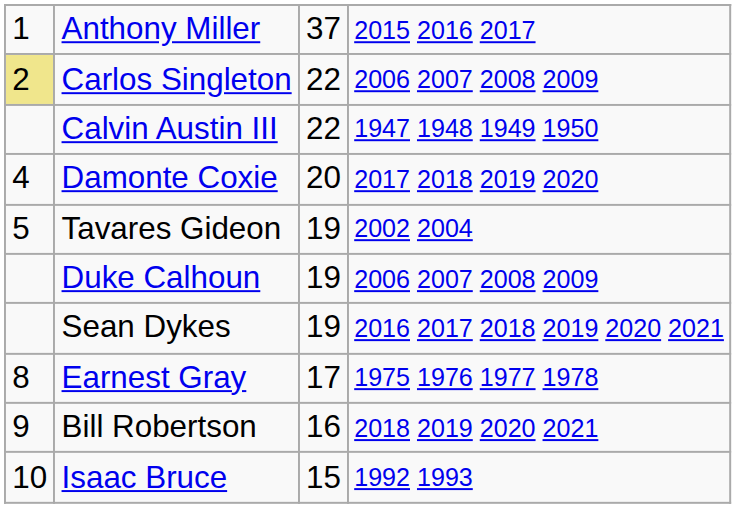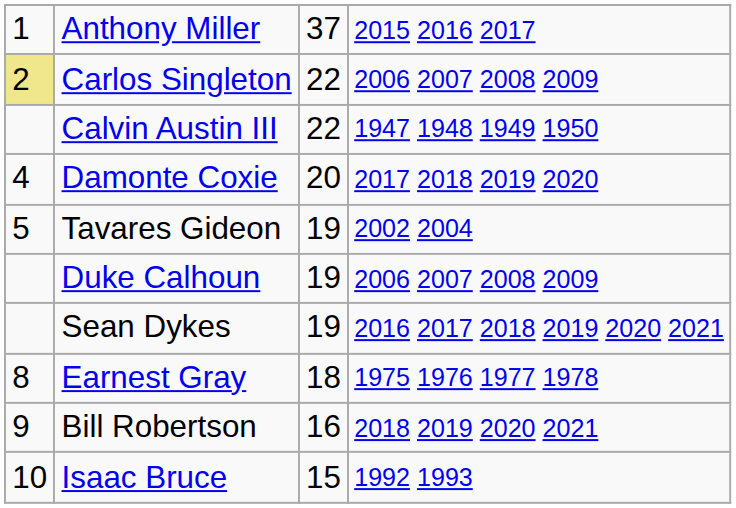(324, 377) 17 -> (324, 377) 18
